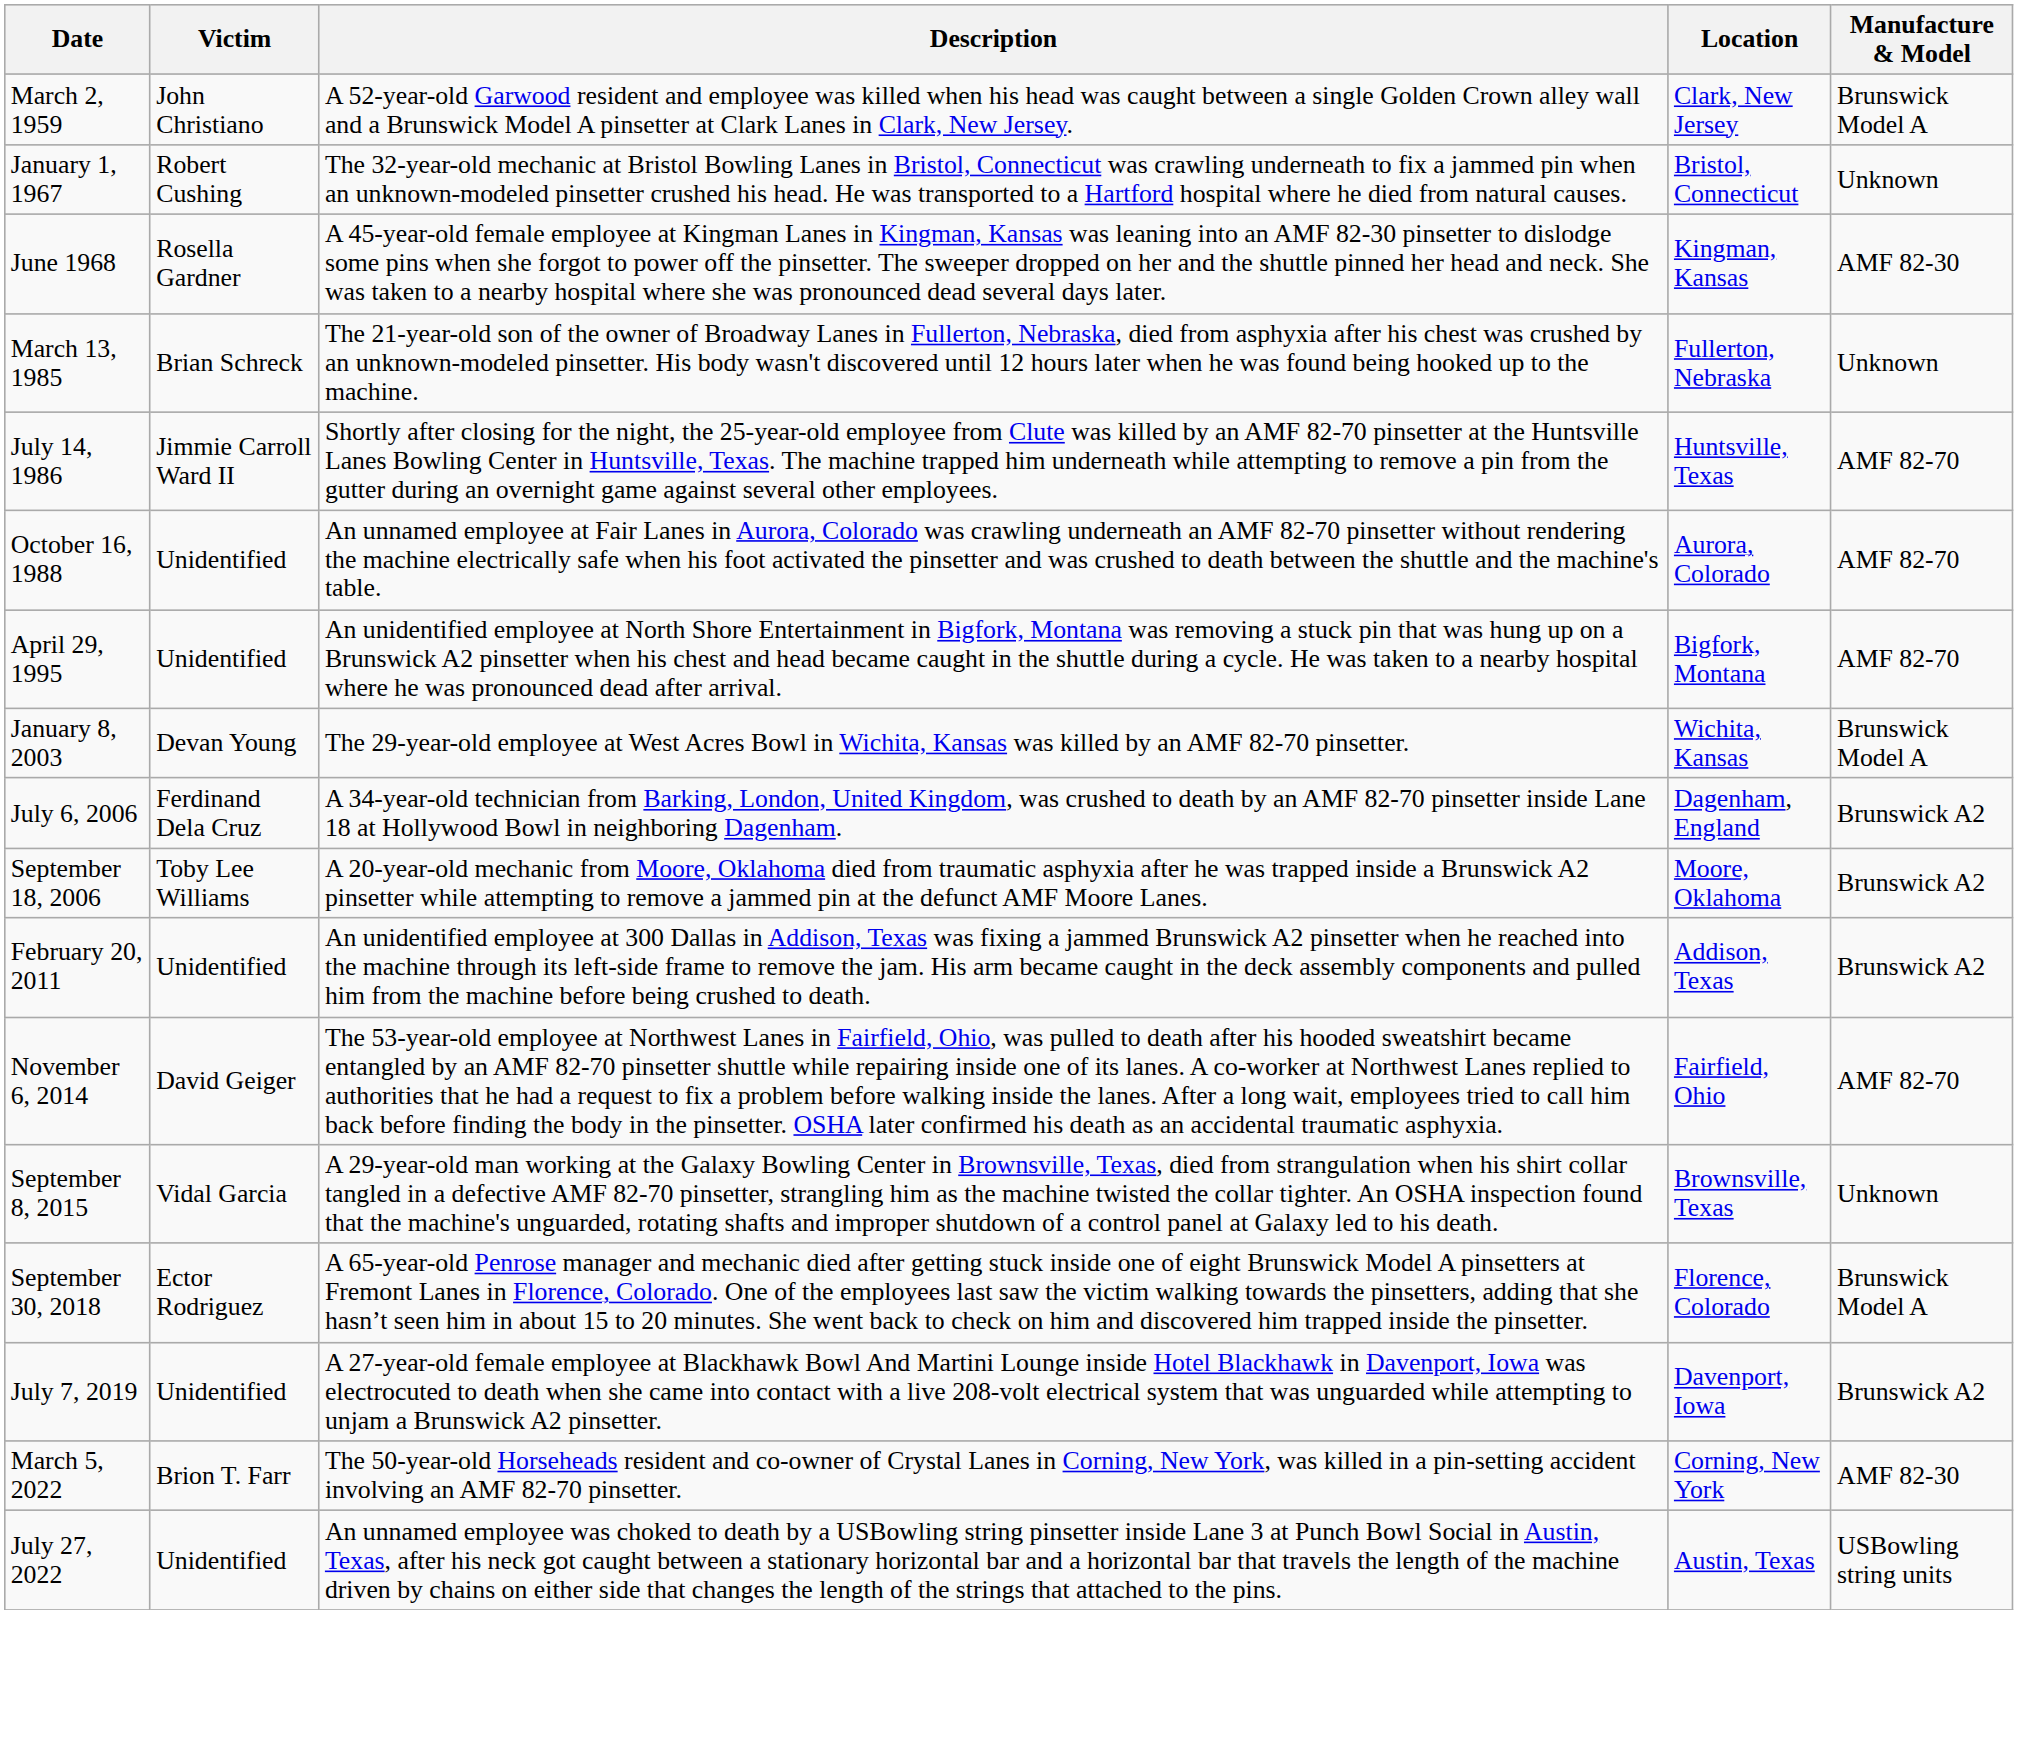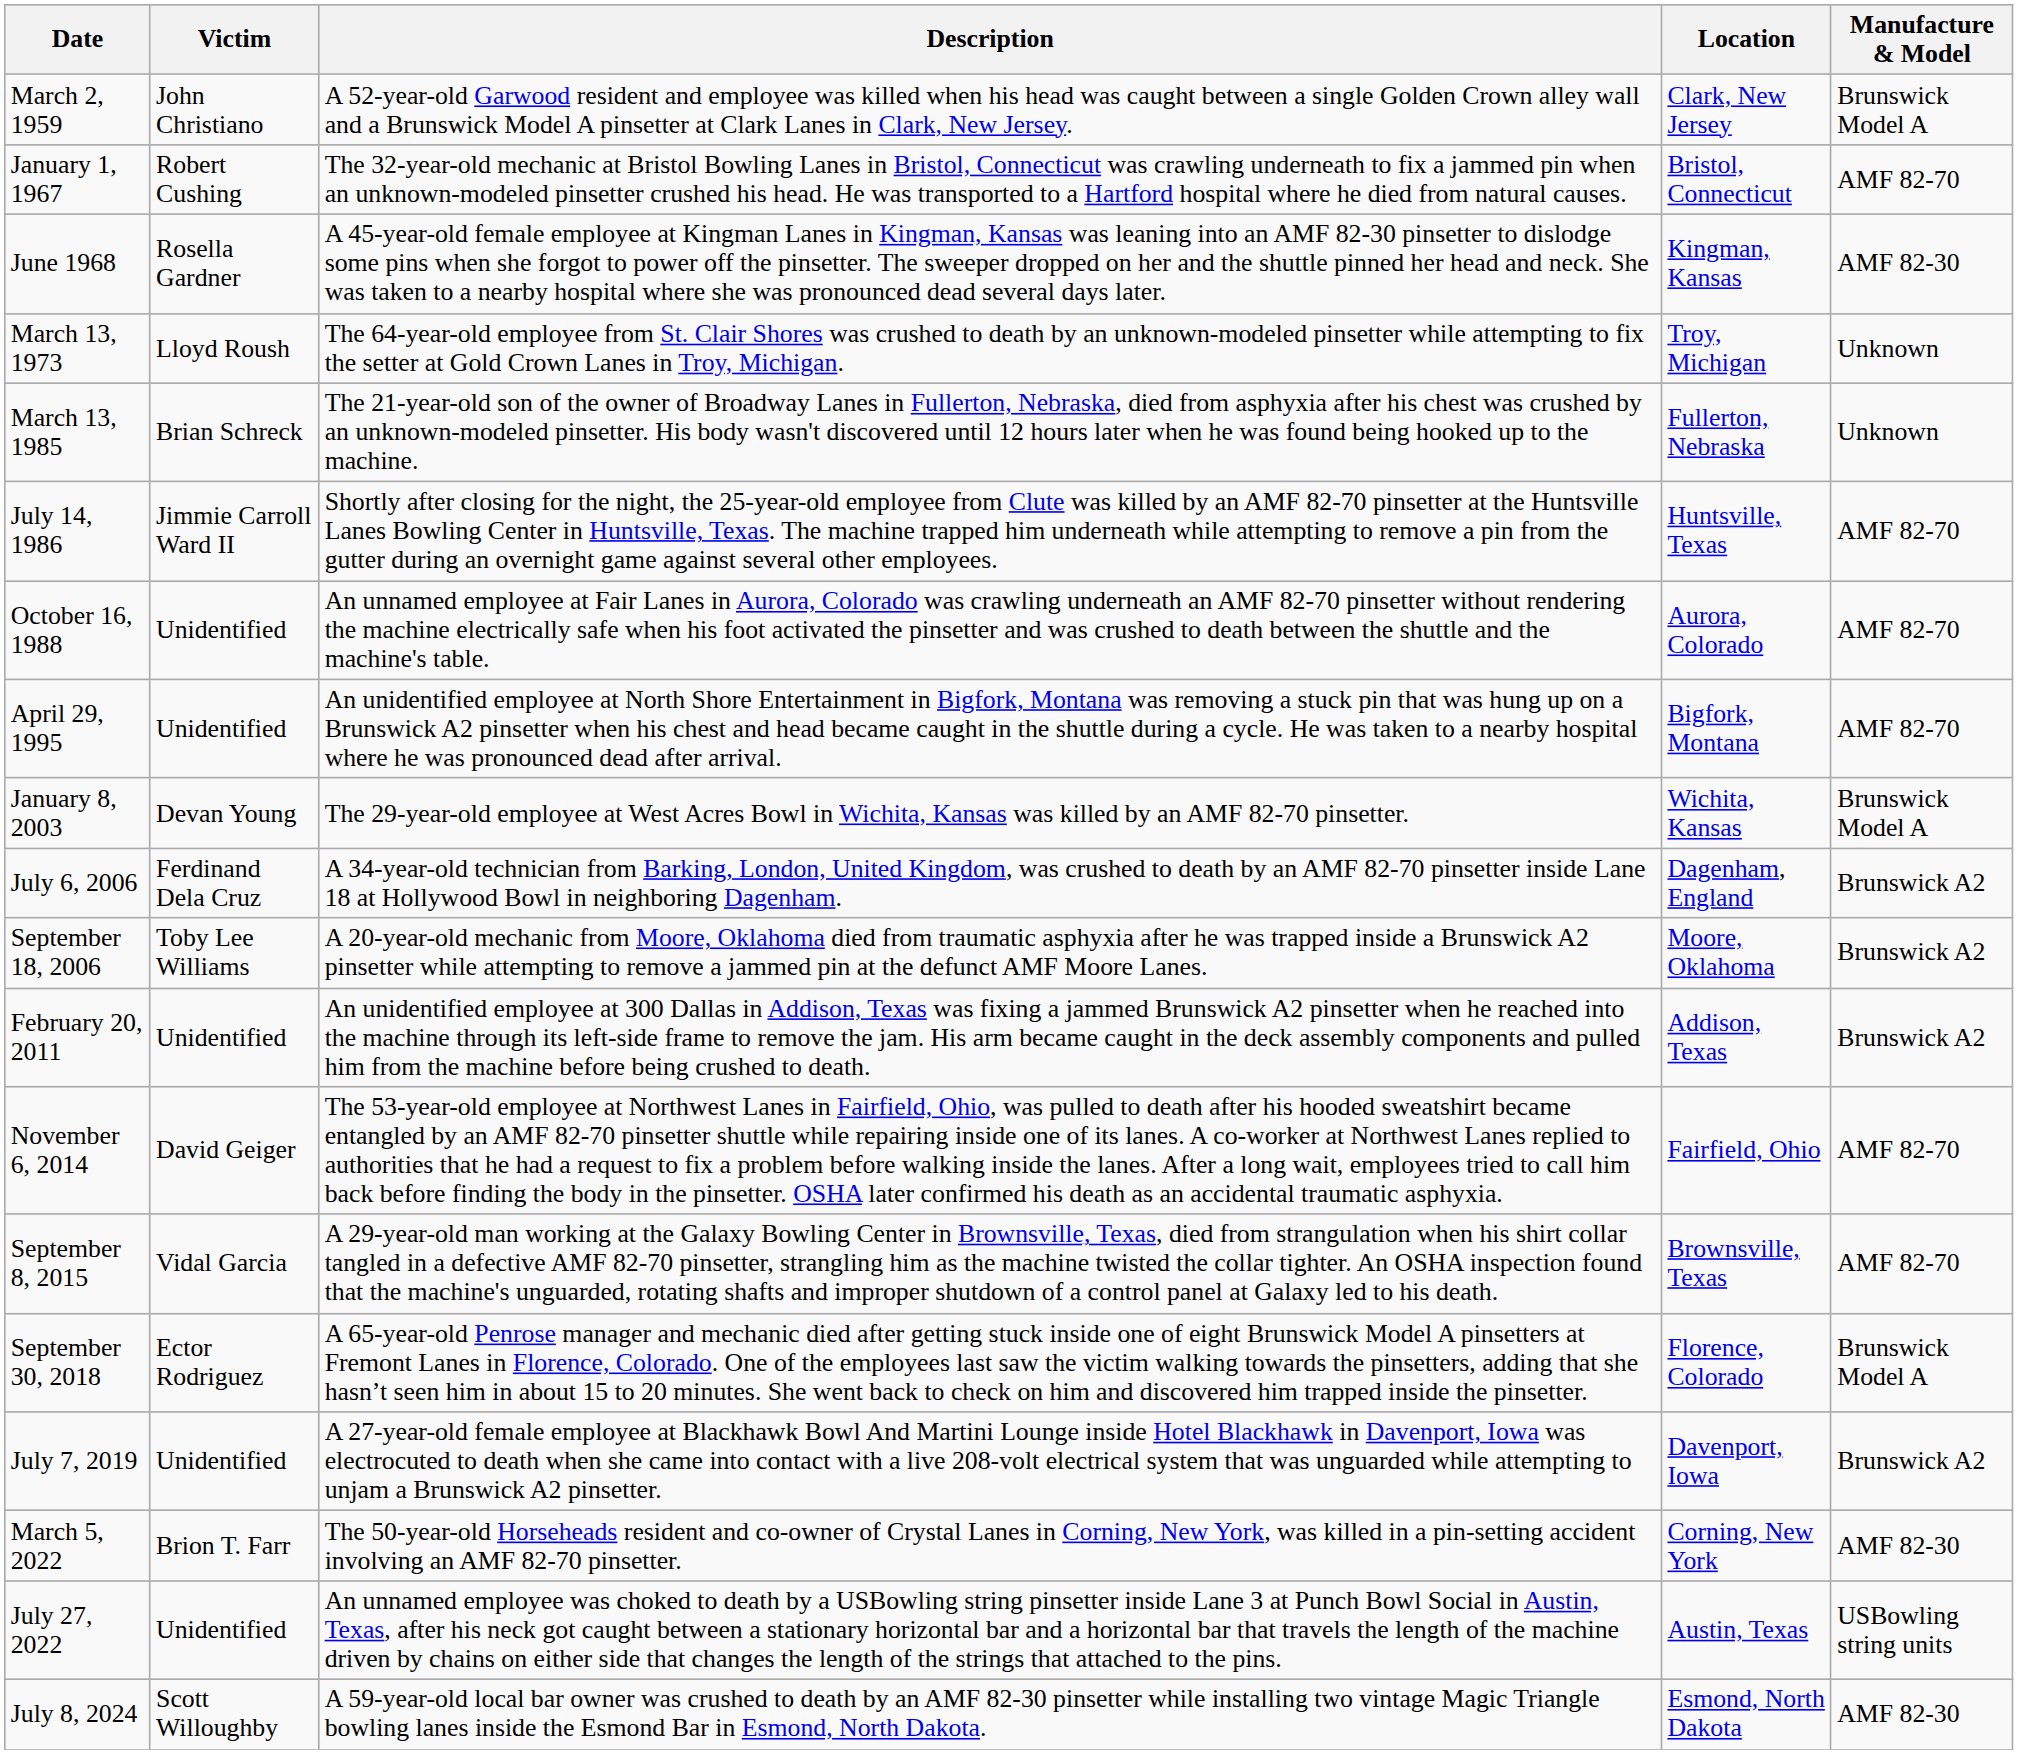(1888, 179) Unknown -> (1898, 179) AMF 82-70
+ row: (64, 347)
(1888, 1193) Unknown -> (1898, 1263) AMF 82-70
+ row: (74, 1714)
